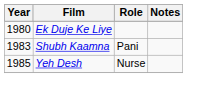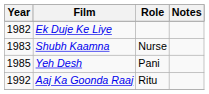(19, 30) 1980 -> (19, 30) 1982
(128, 47) Pani -> (153, 47) Nurse
(131, 64) Nurse -> (149, 64) Pani
+ row: (84, 81)
